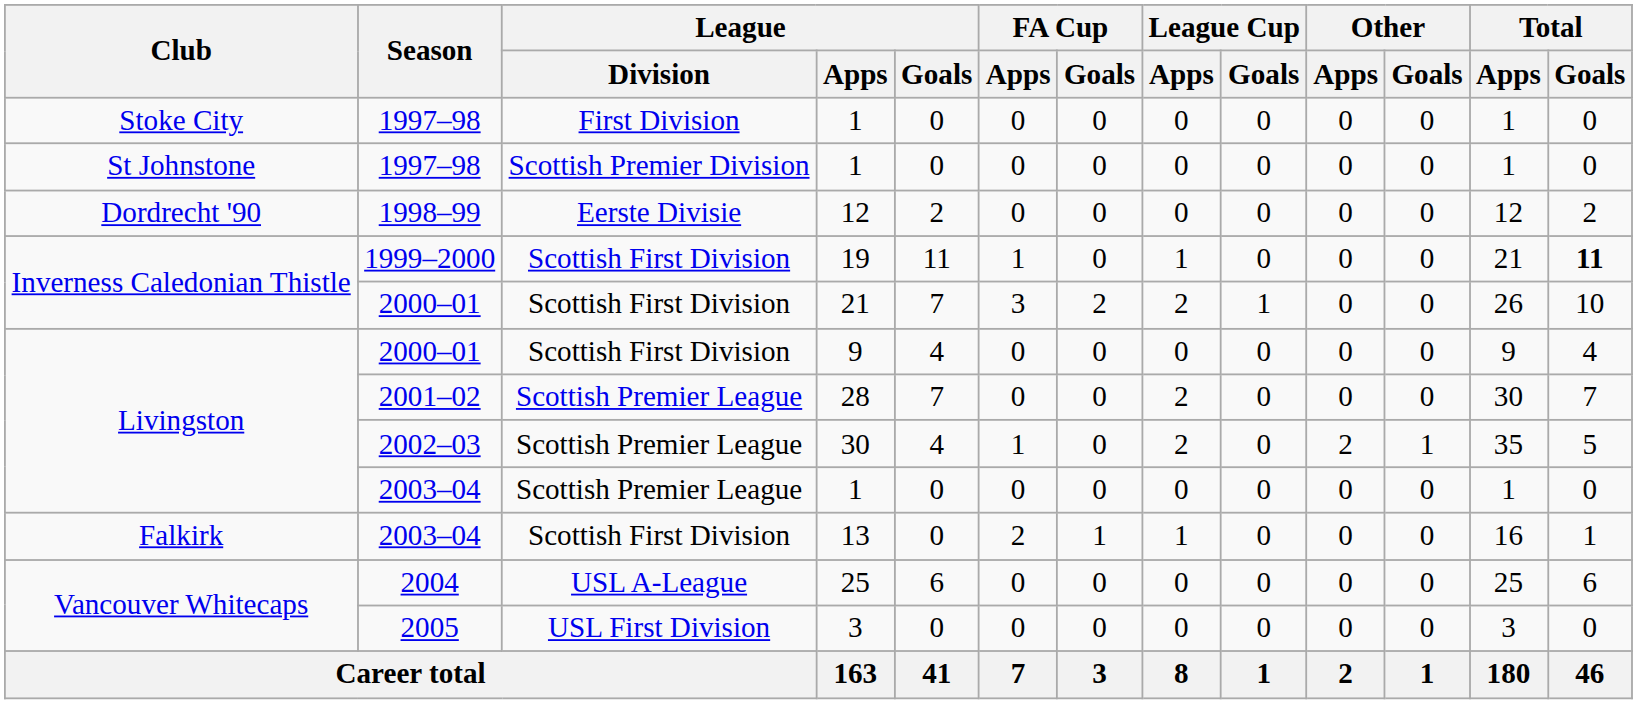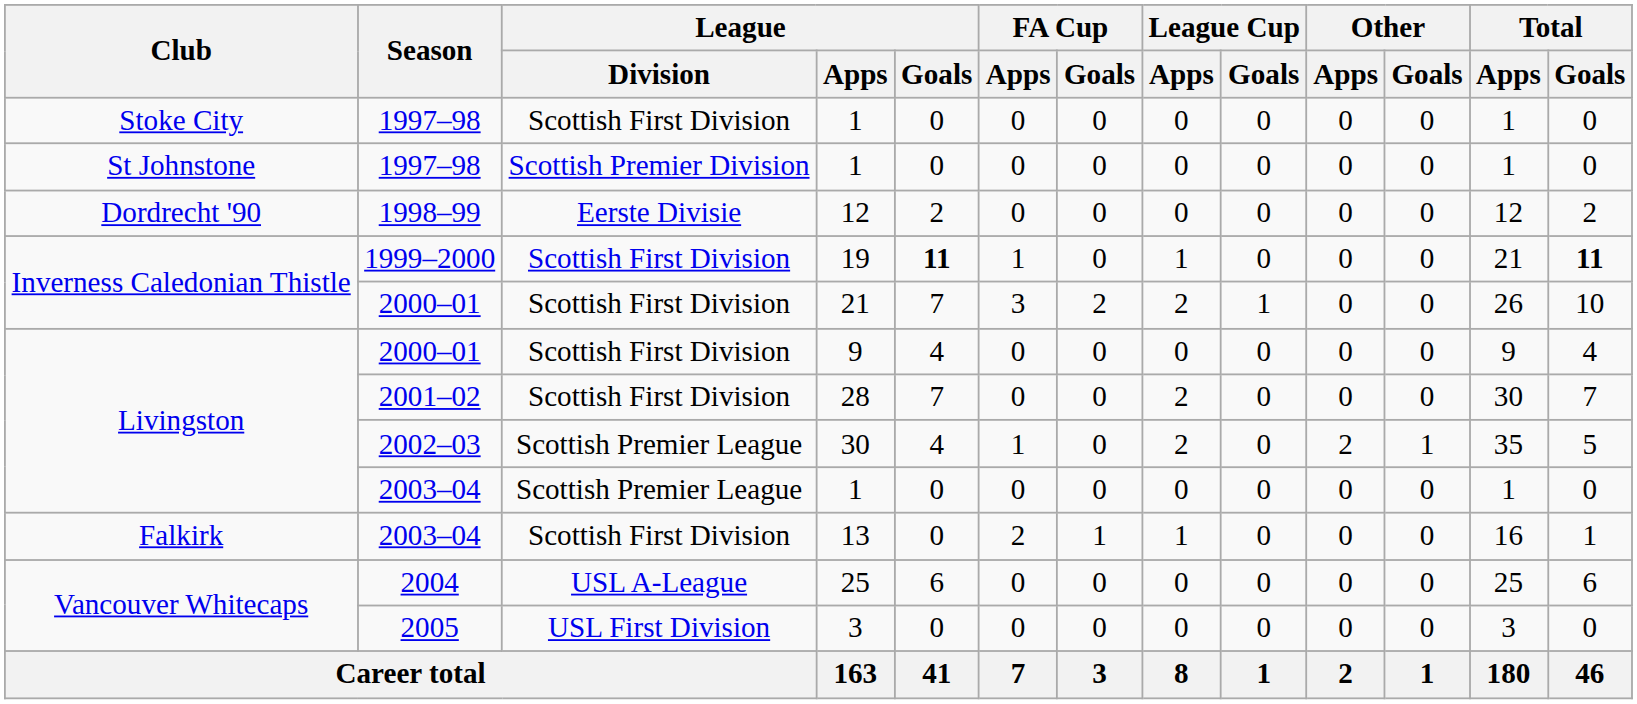(659, 119) First Division -> (659, 119) Scottish First Division
(937, 258) normal -> (937, 258) bold
(659, 397) Scottish Premier League -> (659, 397) Scottish First Division
